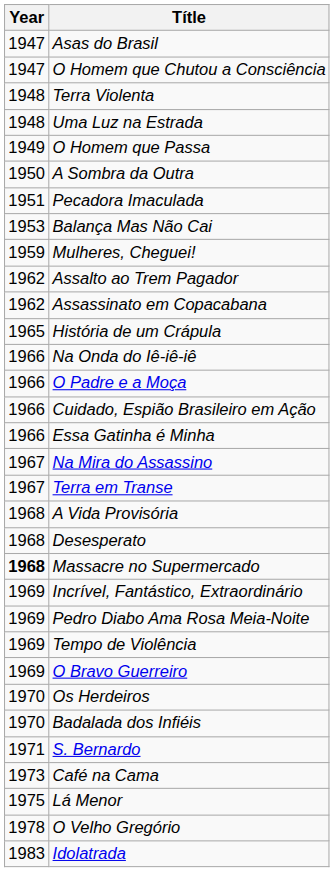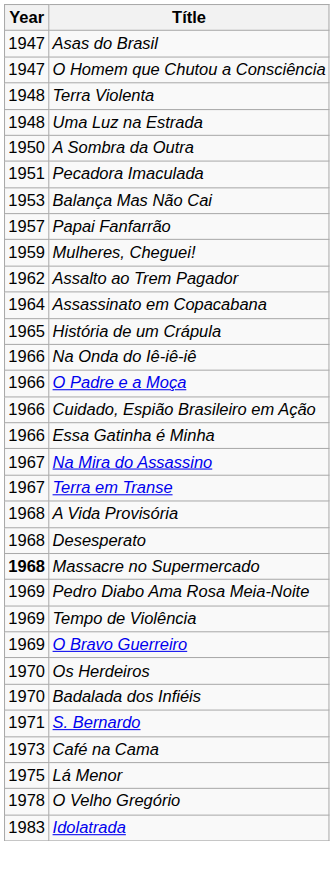- row: (131, 148)
+ row: (112, 226)
(27, 305) 1962 -> (27, 305) 1964
- row: (178, 592)
